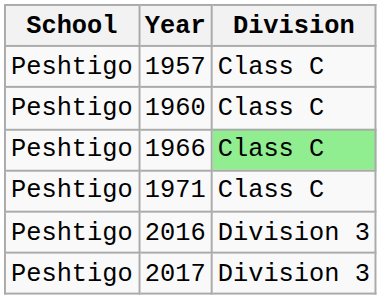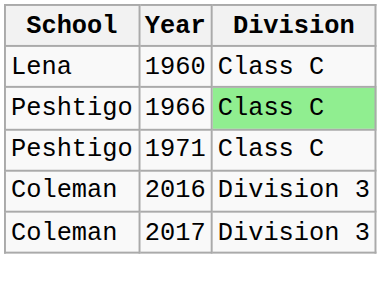- row: (175, 67)
(72, 108) Peshtigo -> (41, 67) Lena
(72, 232) Peshtigo -> (64, 191) Coleman
(72, 274) Peshtigo -> (64, 232) Coleman
